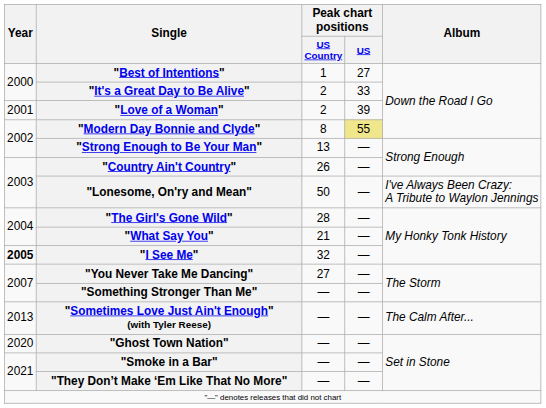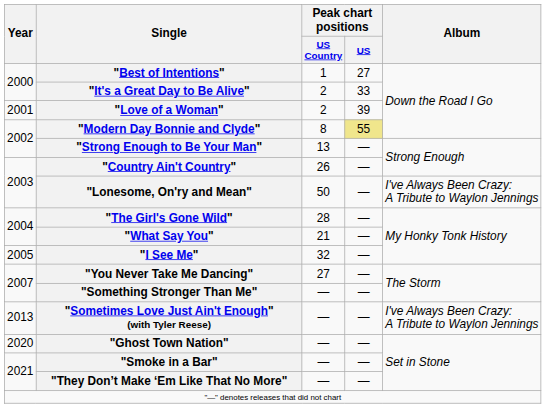(20, 255) bold -> (20, 255) normal
(430, 318) The Calm After... -> (462, 318) I've Always Been Crazy: A Tribute to Waylon Jennings
